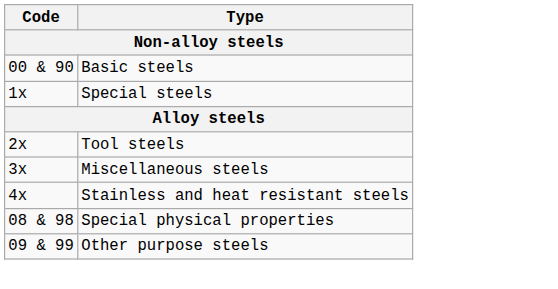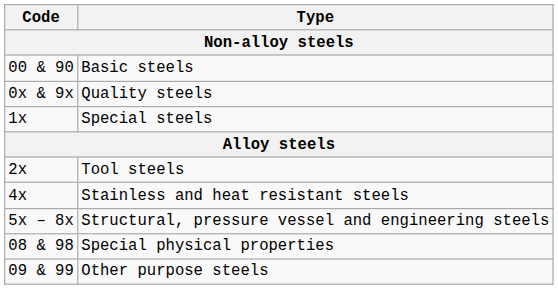+ row: (147, 94)
- row: (175, 170)
+ row: (315, 221)
